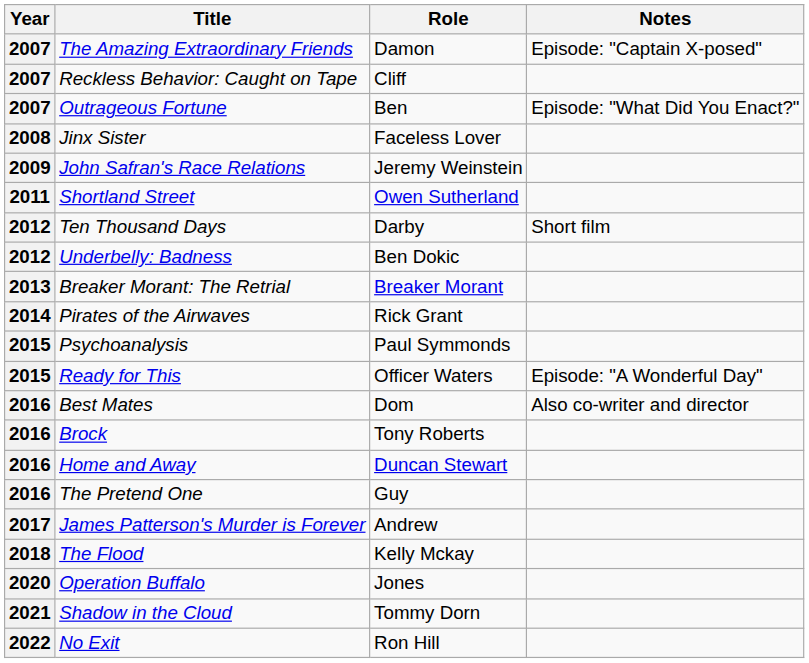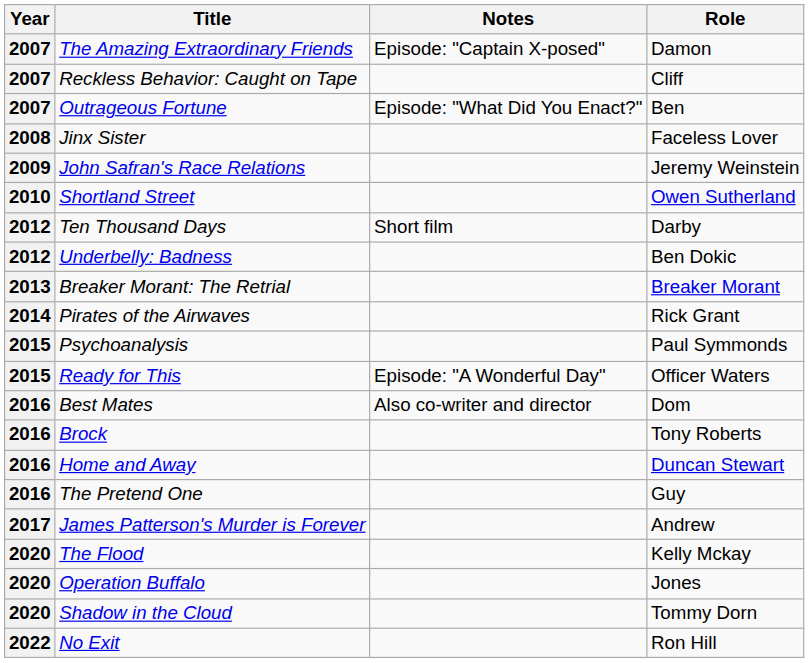columns swapped: (448, 19) <-> (665, 19)
(30, 197) 2011 -> (30, 197) 2010
(30, 553) 2018 -> (30, 553) 2020
(30, 613) 2021 -> (30, 613) 2020
